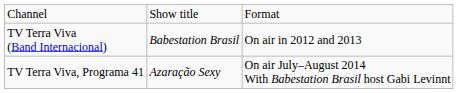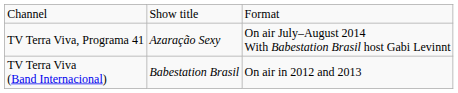rows swapped: (57, 39) <-> (76, 72)
